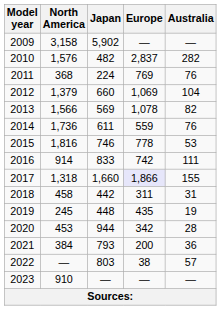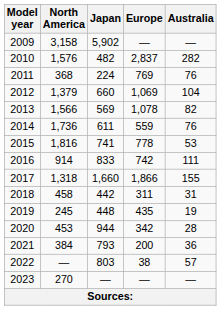(105, 144) 746 -> (105, 144) 741
(144, 178) lavender background -> (144, 178) no background
(64, 280) 910 -> (64, 280) 270
